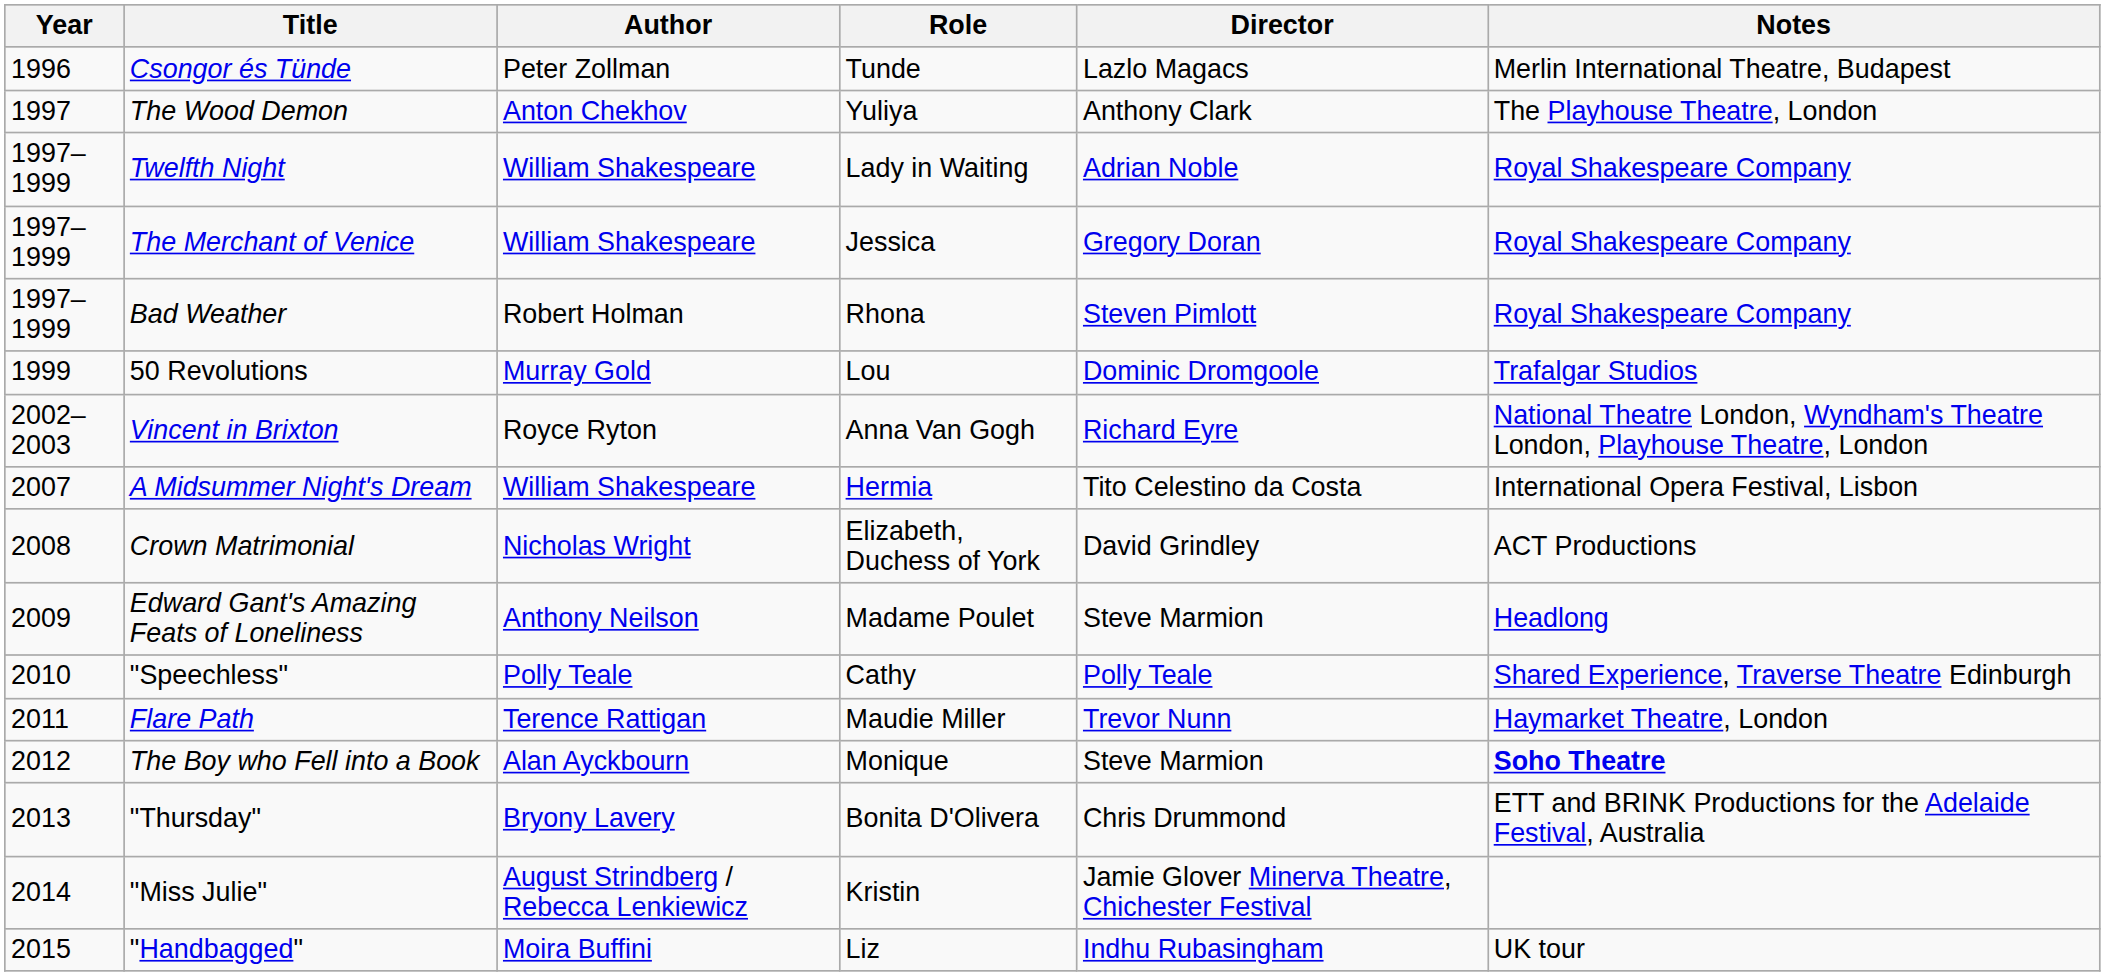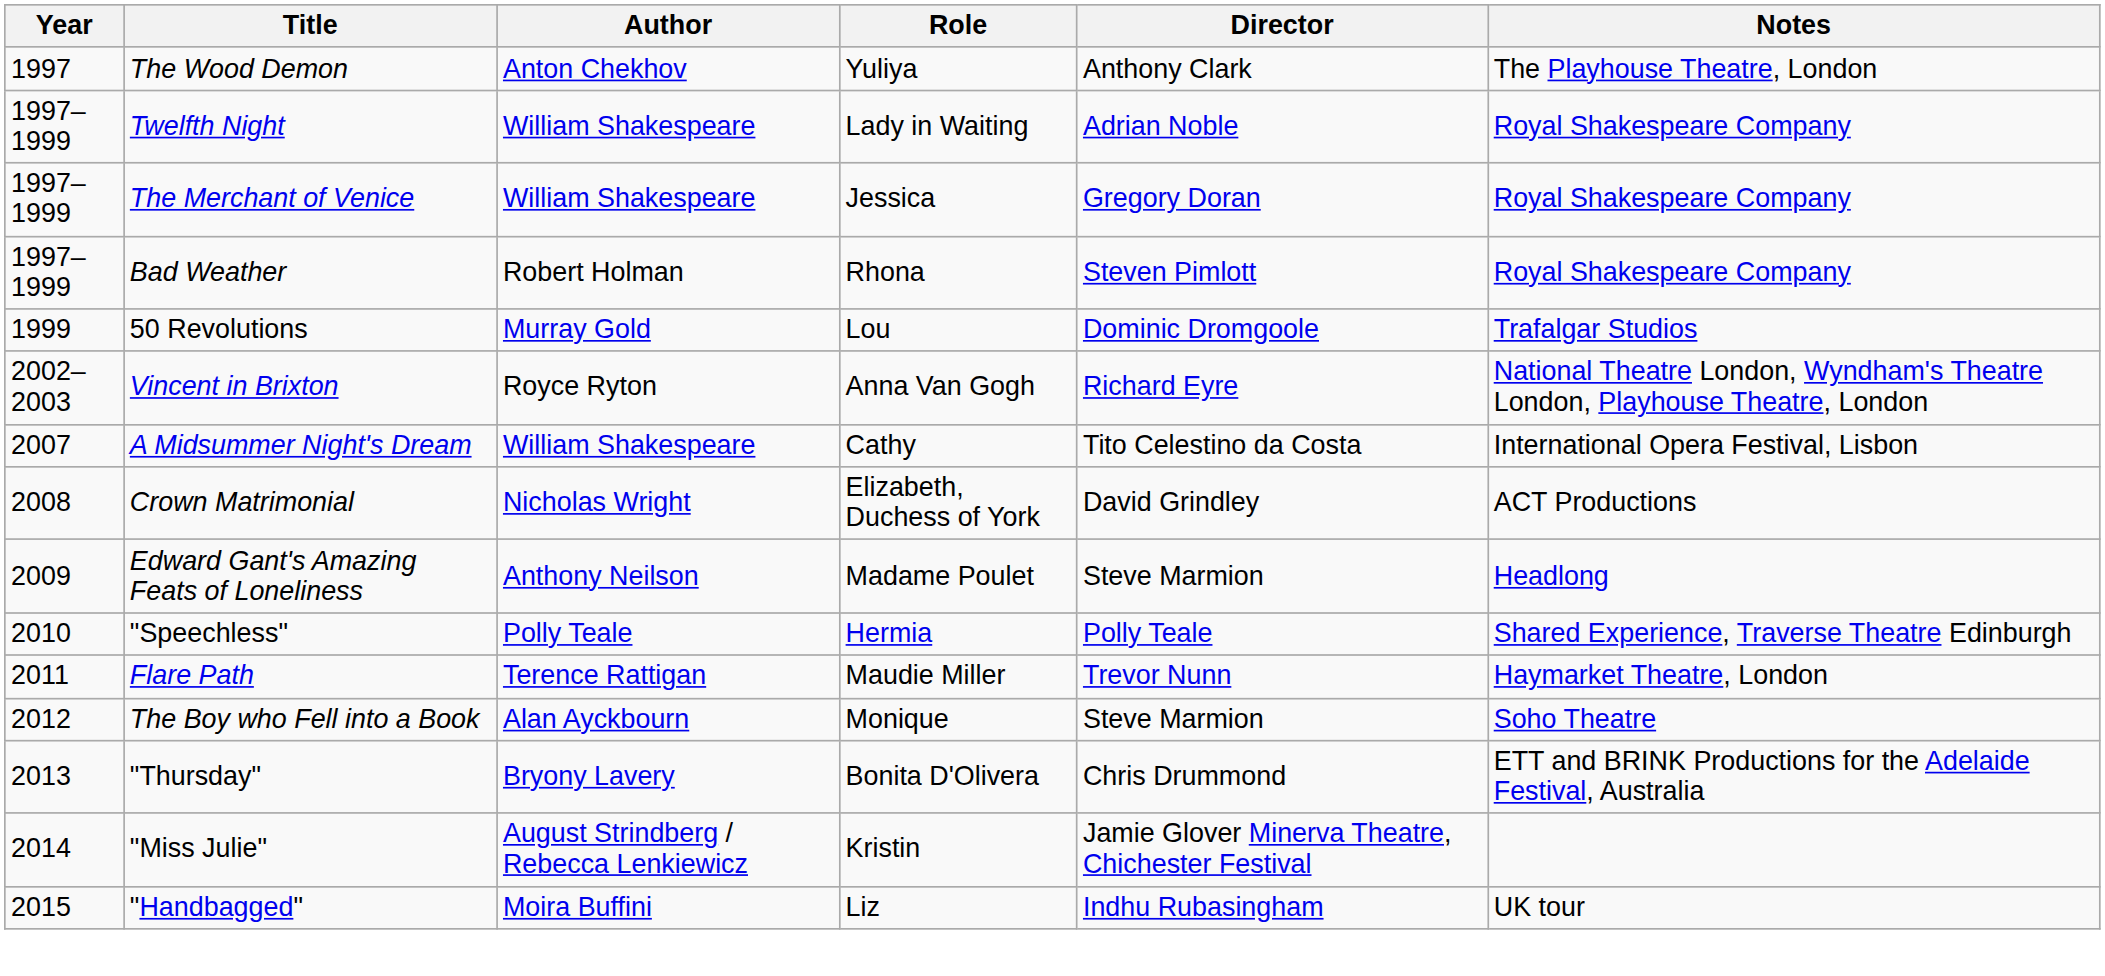- row: (240, 68)
(889, 487) Hermia -> (881, 445) Cathy
(881, 676) Cathy -> (889, 633) Hermia
(1580, 761) bold -> (1575, 718) normal
